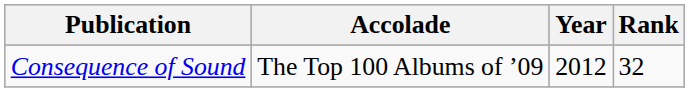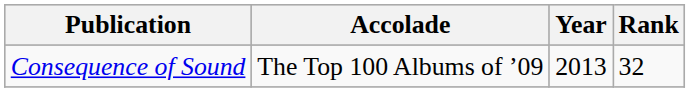(581, 65) 2012 -> (581, 65) 2013
